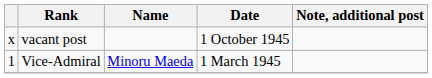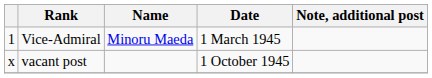rows swapped: (61, 61) <-> (54, 38)
